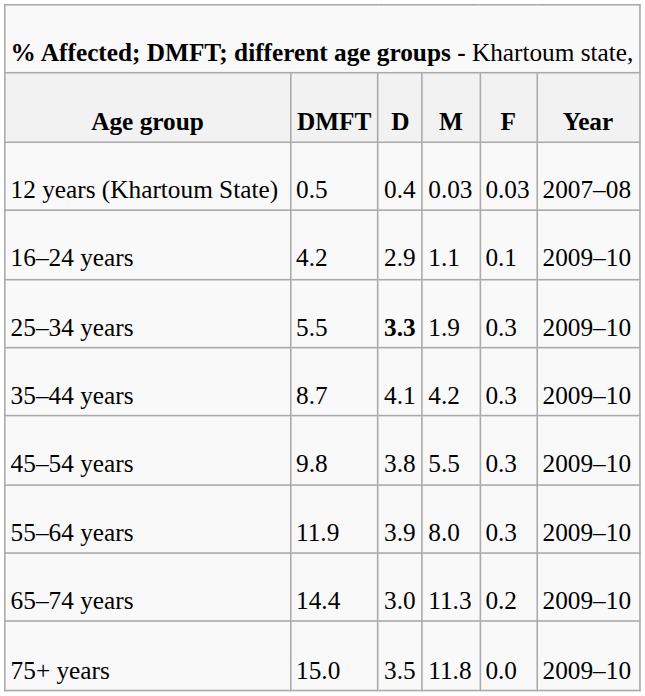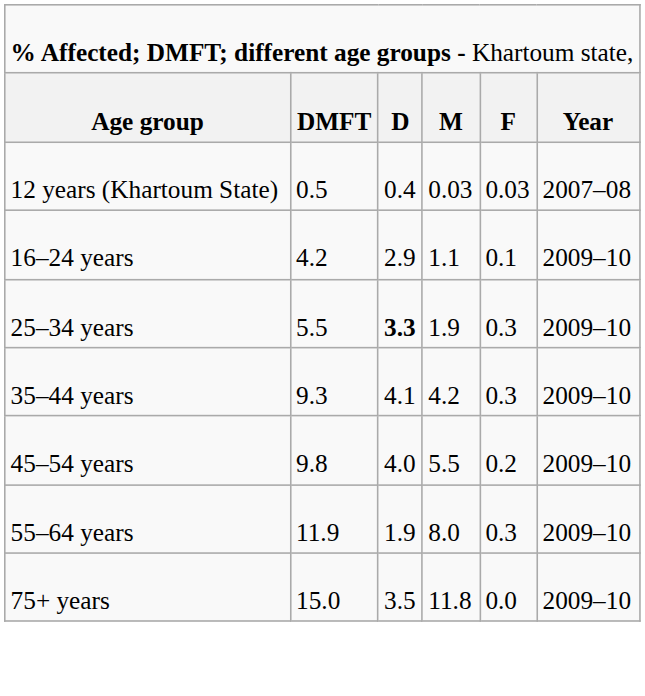(312, 395) 8.7 -> (312, 395) 9.3
(400, 464) 3.8 -> (400, 464) 4.0
(501, 464) 0.3 -> (501, 464) 0.2
(400, 532) 3.9 -> (400, 532) 1.9
- row: (72, 601)
